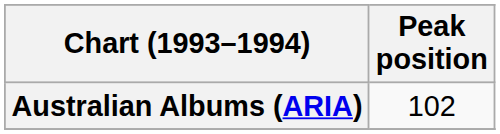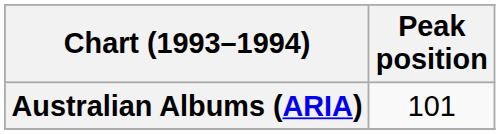(432, 105) 102 -> (432, 105) 101
